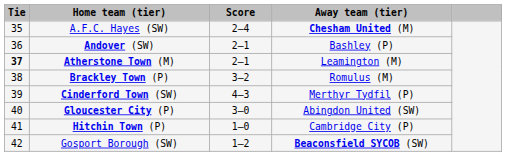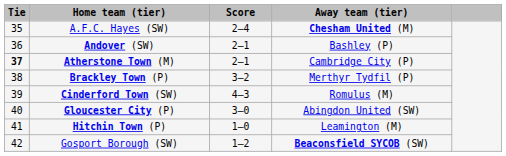(362, 61) Leamington (M) -> (362, 61) Cambridge City (P)
(362, 78) Romulus (M) -> (362, 78) Merthyr Tydfil (P)
(362, 94) Merthyr Tydfil (P) -> (362, 94) Romulus (M)
(362, 126) Cambridge City (P) -> (362, 126) Leamington (M)
